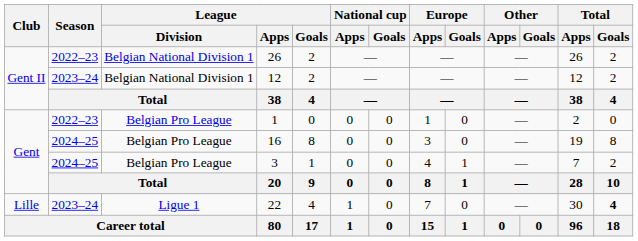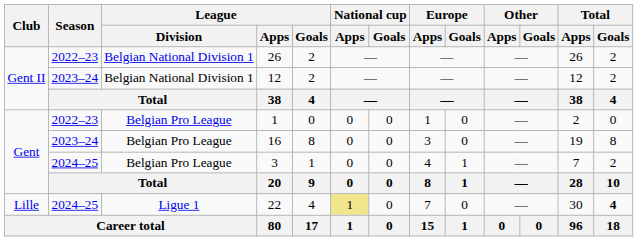(75, 141) 2024–25 -> (75, 141) 2023–24
(75, 204) 2023–24 -> (75, 204) 2024–25
(350, 204) no background -> (350, 204) khaki background
